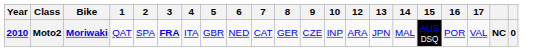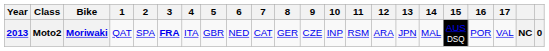+ column: (358, 12)
(17, 33) 2010 -> (17, 33) 2013
